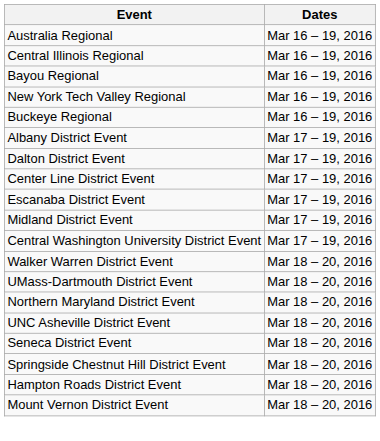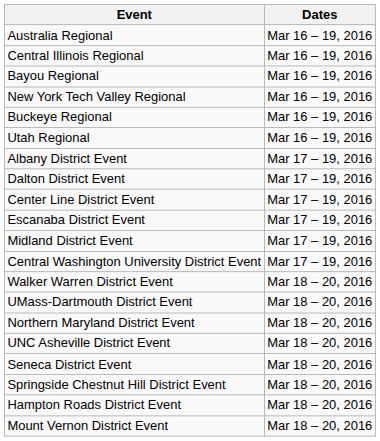+ row: (48, 138)
